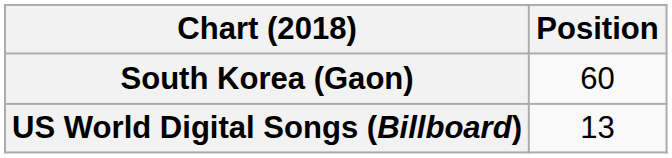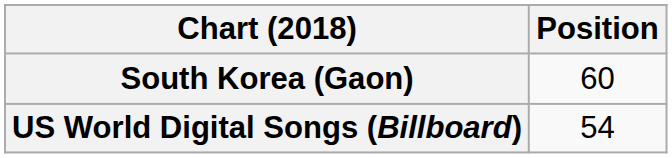(598, 127) 13 -> (598, 127) 54
